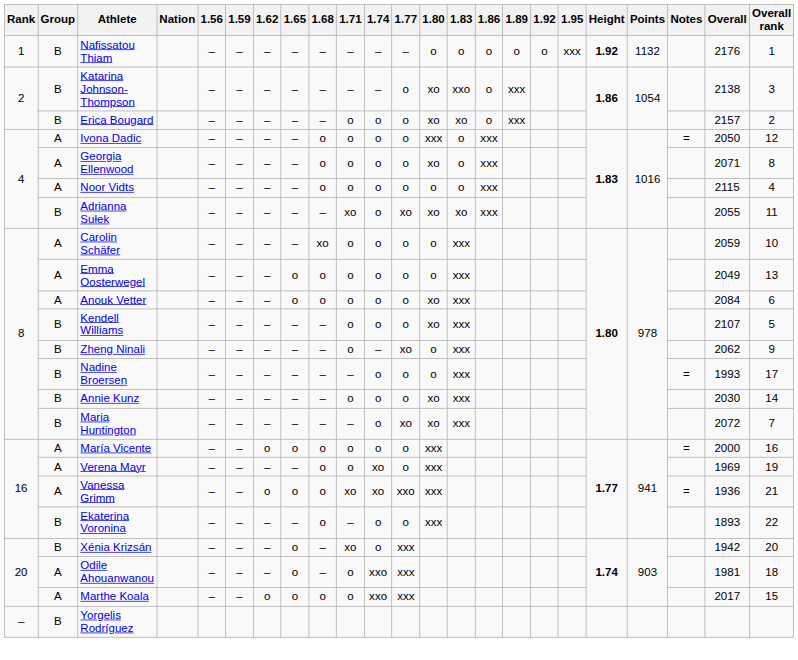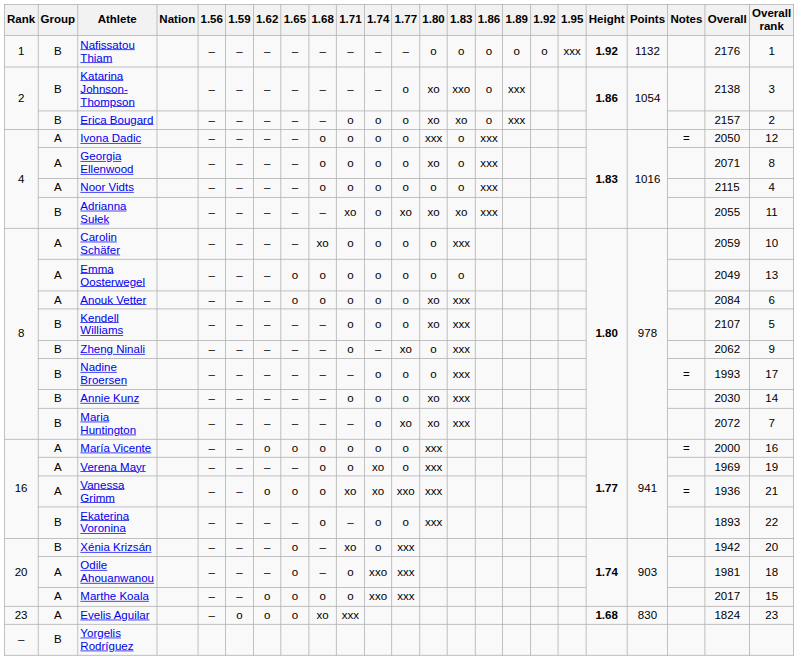(461, 275) xxx -> (461, 275) o
+ row: (115, 615)
